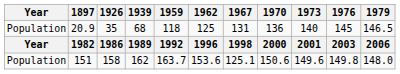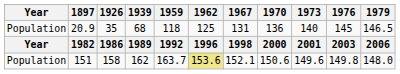(206, 61) no background -> (206, 61) khaki background
(240, 61) 125.1 -> (240, 61) 152.1
